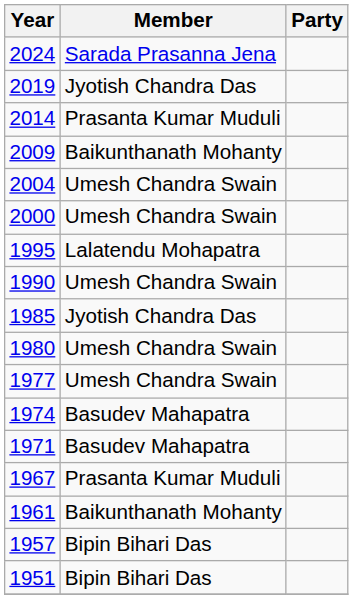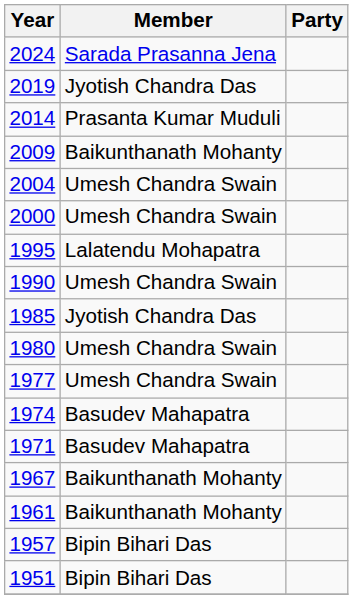(173, 479) Prasanta Kumar Muduli -> (173, 479) Baikunthanath Mohanty
